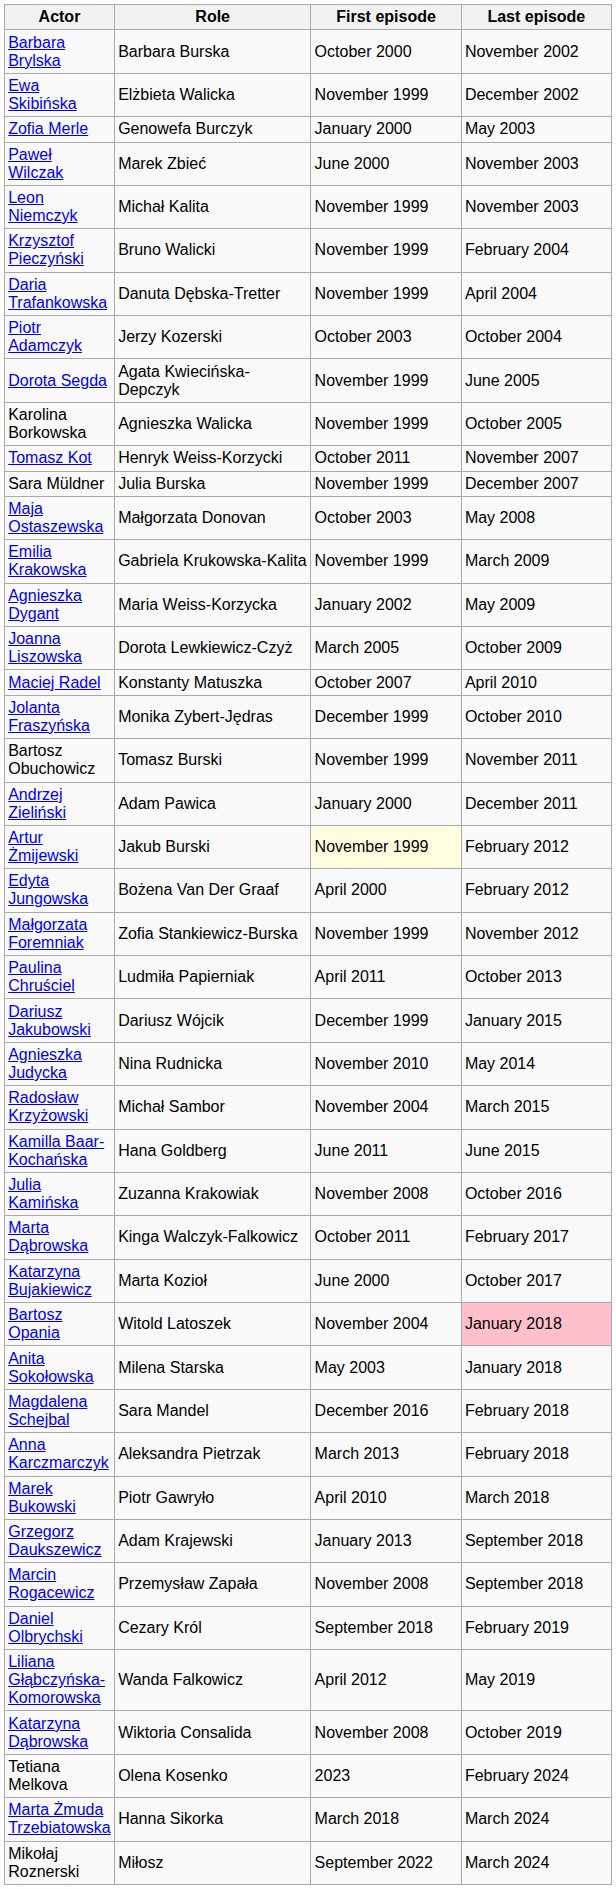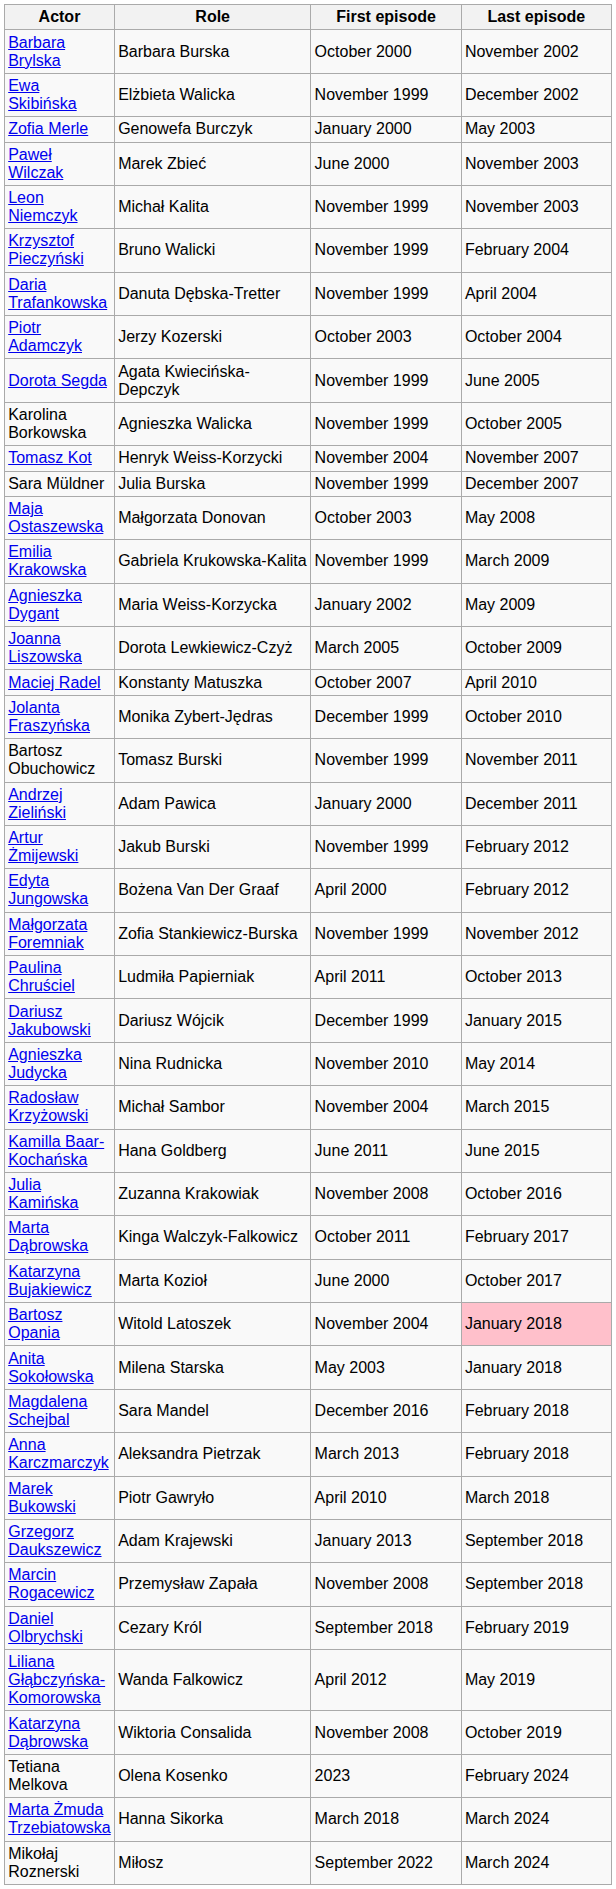(362, 458) October 2011 -> (372, 458) November 2004
(372, 847) lightyellow background -> (372, 847) no background
